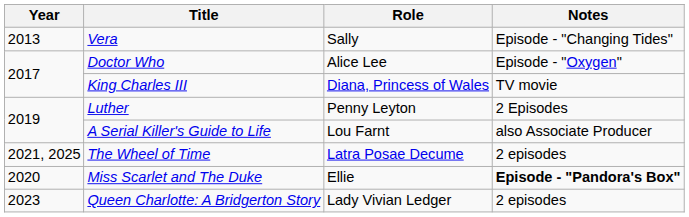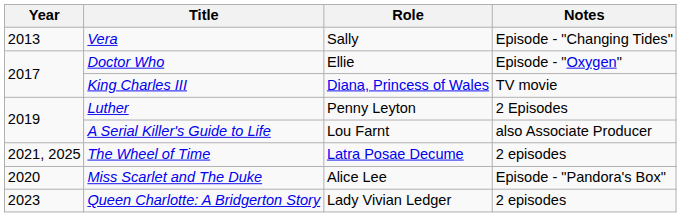(357, 62) Alice Lee -> (341, 62) Ellie
(341, 177) Ellie -> (357, 177) Alice Lee
(588, 177) bold -> (581, 177) normal
